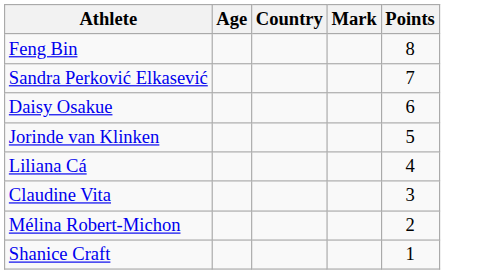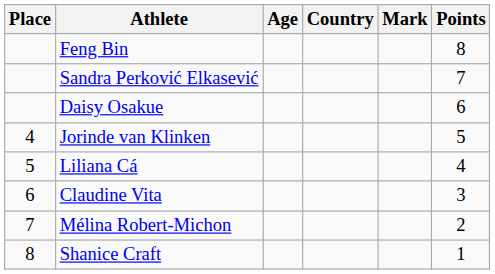+ column: (30, 19)
